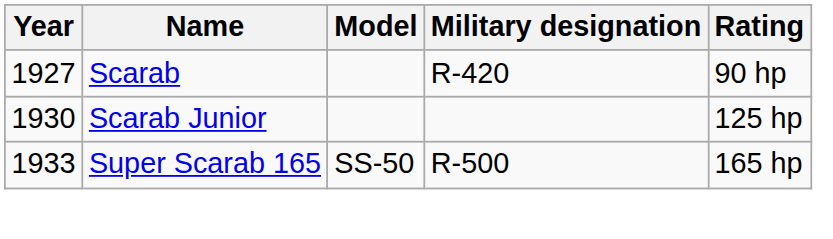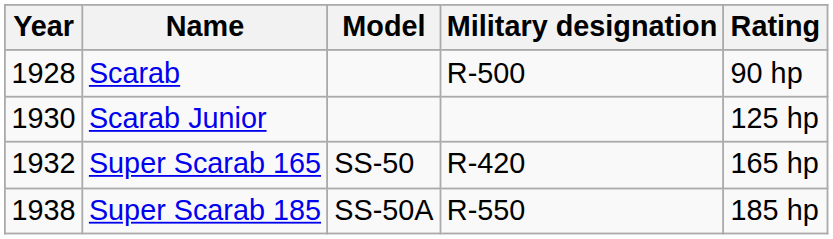(44, 73) 1927 -> (44, 73) 1928
(470, 73) R-420 -> (486, 73) R-500
(44, 164) 1933 -> (44, 164) 1932
(470, 164) R-500 -> (486, 164) R-420
+ row: (205, 210)
